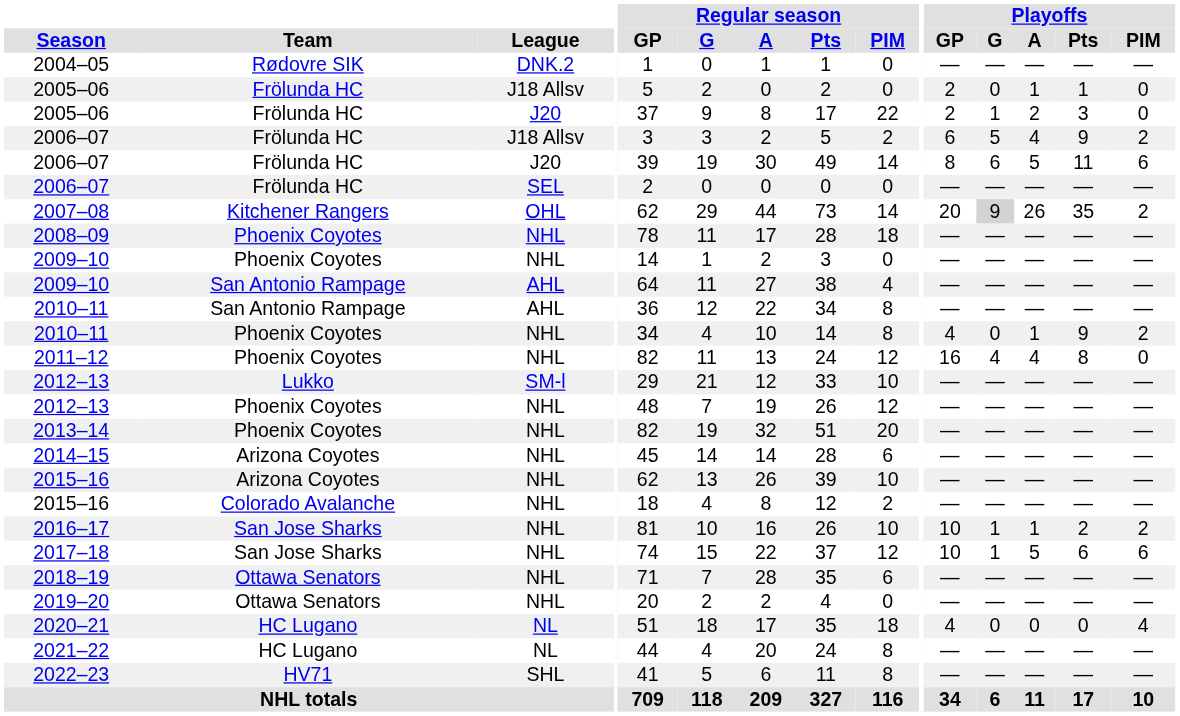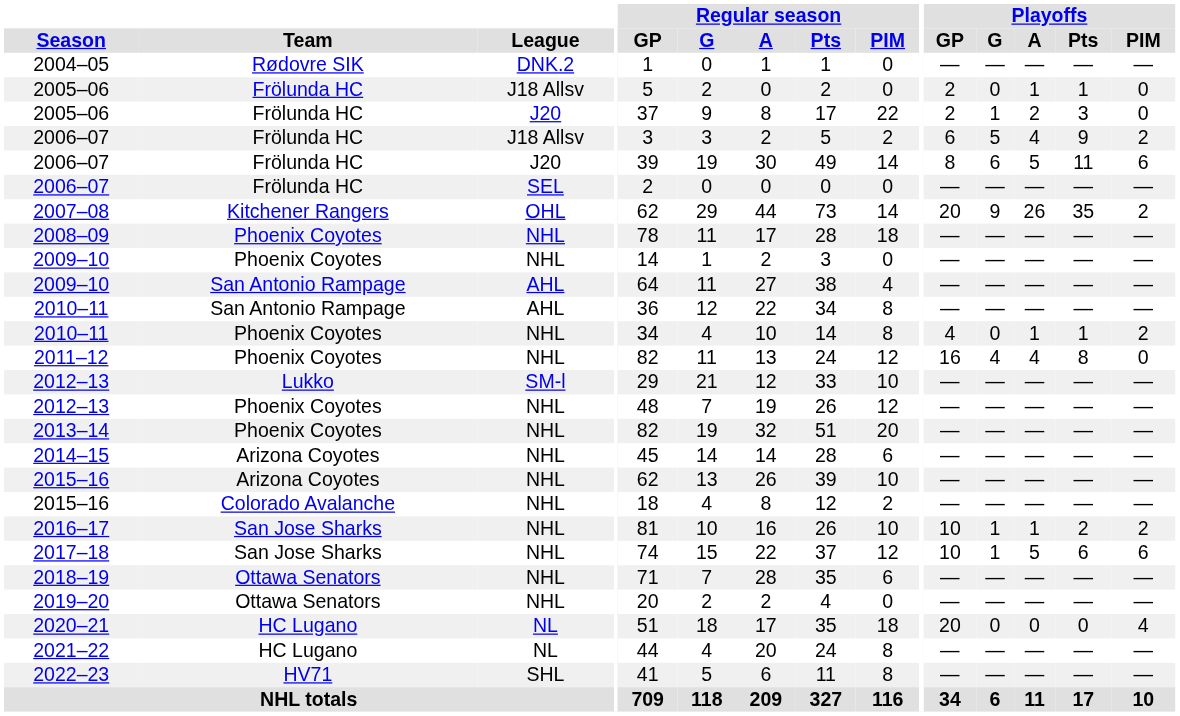(995, 211) lightgrey background -> (995, 211) no background
(1083, 333) 9 -> (1083, 333) 1
(950, 626) 4 -> (950, 626) 20
